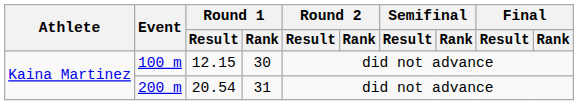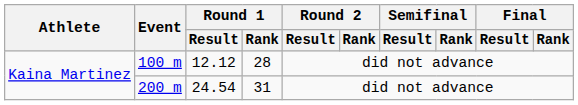(214, 63) 12.15 -> (214, 63) 12.12
(262, 63) 30 -> (262, 63) 28
(214, 88) 20.54 -> (214, 88) 24.54
